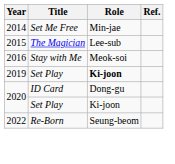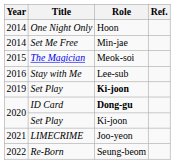+ row: (16, 27)
(105, 43) Lee-sub -> (116, 58) Meok-soi
(108, 58) Meok-soi -> (113, 74) Lee-sub
(107, 89) normal -> (115, 105) bold
+ row: (16, 136)
